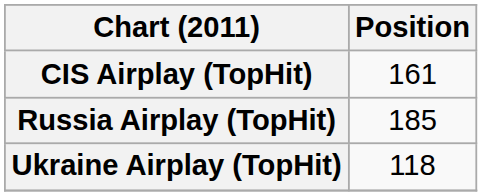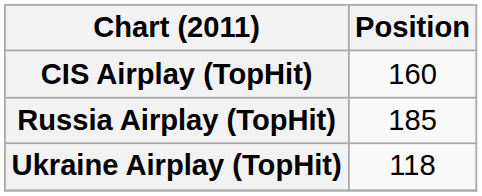(413, 73) 161 -> (413, 73) 160
